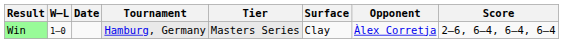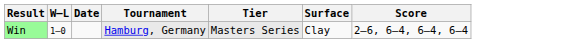- column: (395, 13)
